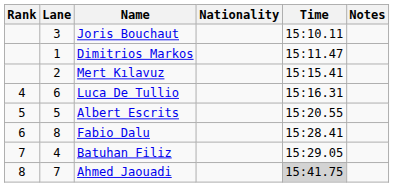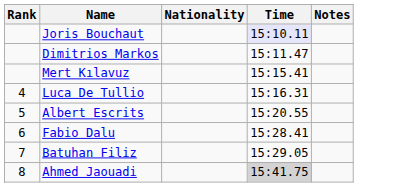- column: (57, 14)
(314, 34) no background -> (279, 34) lavender background
